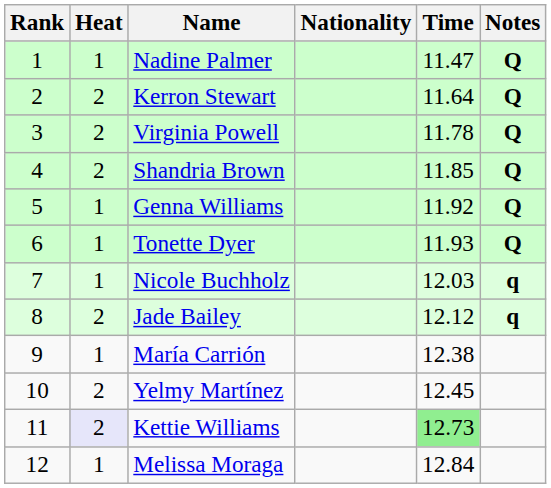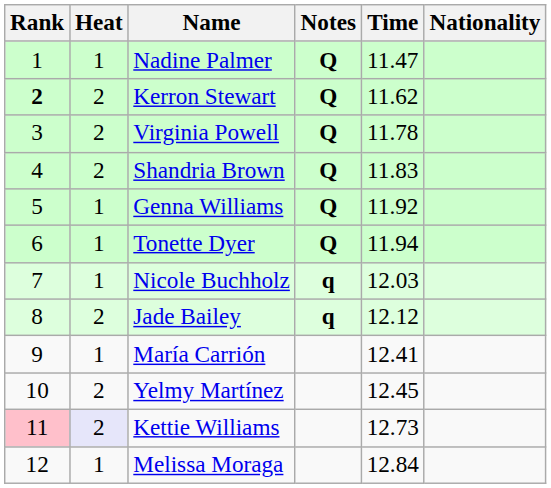columns swapped: (356, 22) <-> (513, 22)
(37, 96) normal -> (37, 96) bold
(448, 96) 11.64 -> (393, 96) 11.62
(448, 170) 11.85 -> (393, 170) 11.83
(448, 243) 11.93 -> (393, 243) 11.94
(448, 354) 12.38 -> (393, 354) 12.41
(37, 427) no background -> (37, 427) pink background
(448, 427) lightgreen background -> (393, 427) no background
